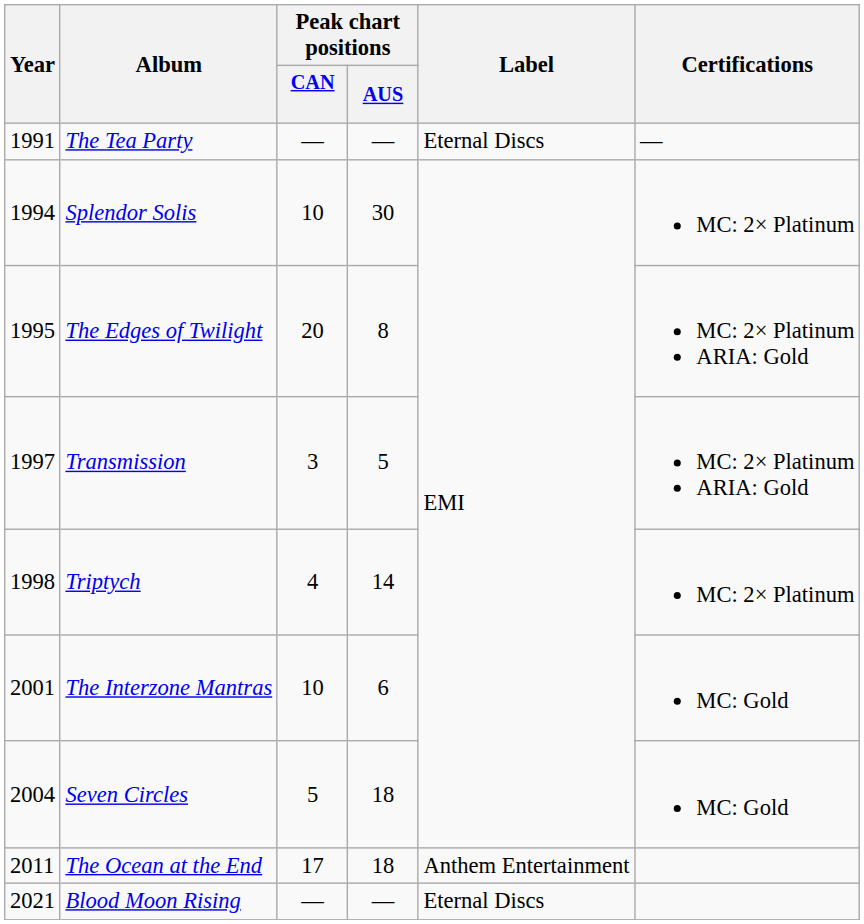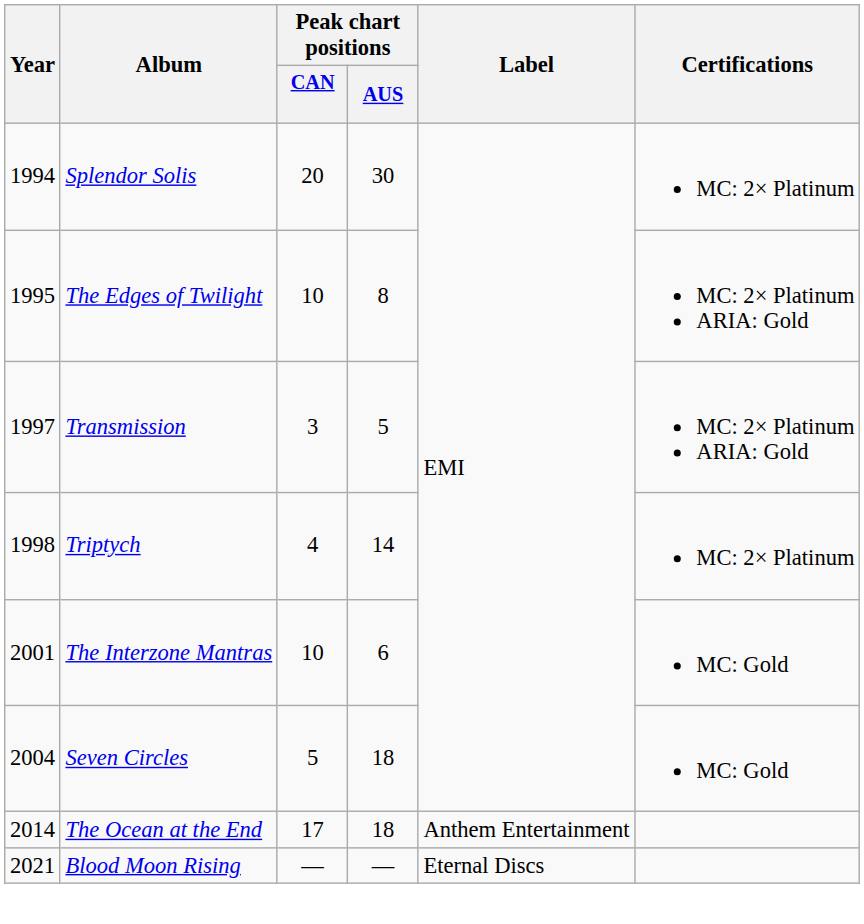- row: (129, 141)
(313, 212) 10 -> (313, 176) 20
(313, 331) 20 -> (313, 295) 10
(32, 865) 2011 -> (32, 829) 2014
